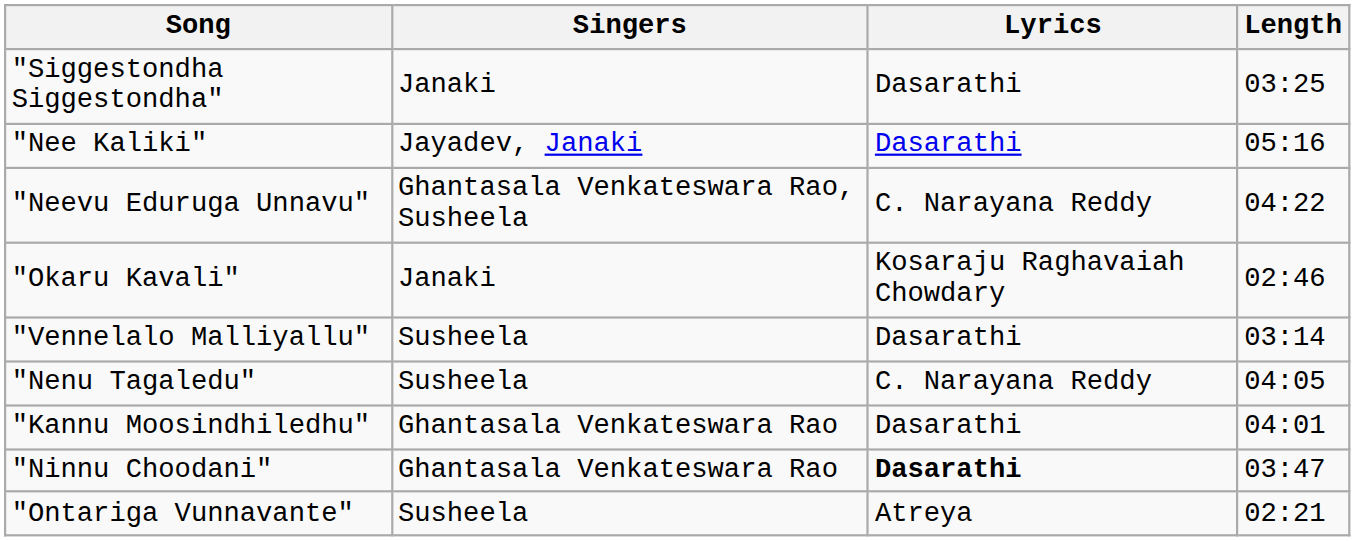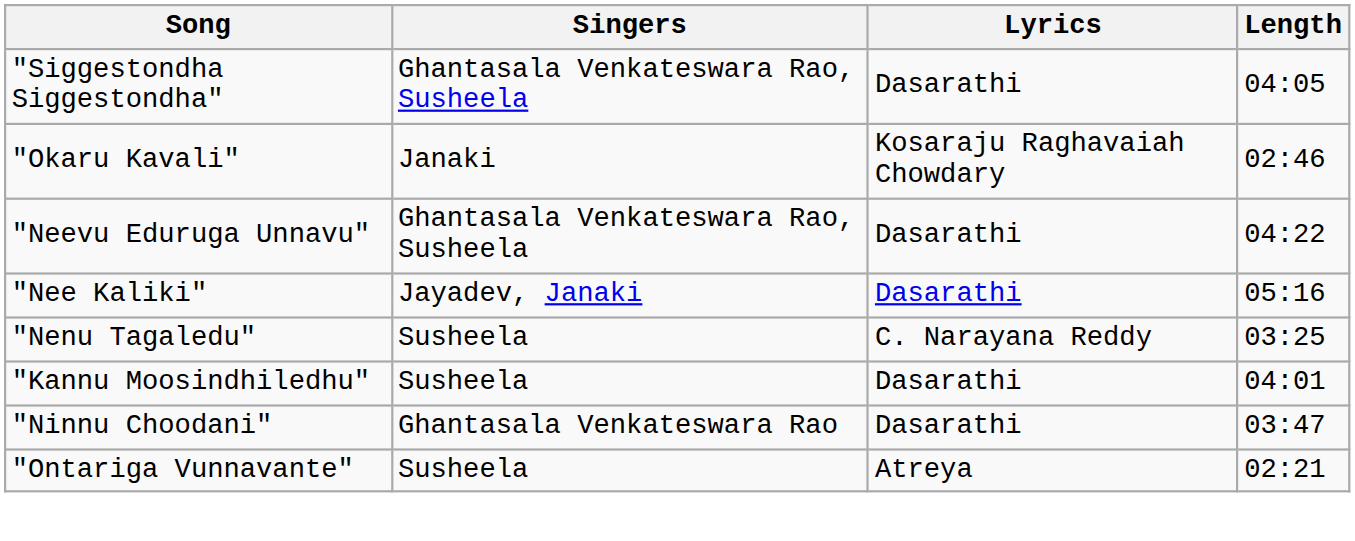(447, 87) Janaki -> (626, 87) Ghantasala Venkateswara Rao, Susheela
(1285, 87) 03:25 -> (1285, 87) 04:05
rows swapped: (109, 146) <-> (126, 280)
(1013, 205) C. Narayana Reddy -> (948, 236) Dasarathi
- row: (191, 339)
(1285, 383) 04:05 -> (1285, 339) 03:25
(618, 427) Ghantasala Venkateswara Rao -> (463, 383) Susheela
(948, 471) bold -> (948, 427) normal
